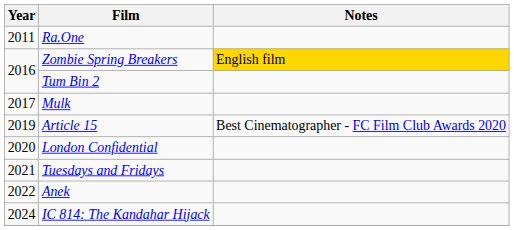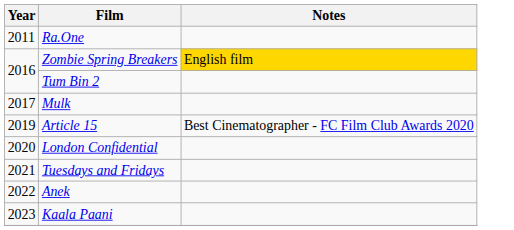+ row: (77, 214)
- row: (126, 214)
